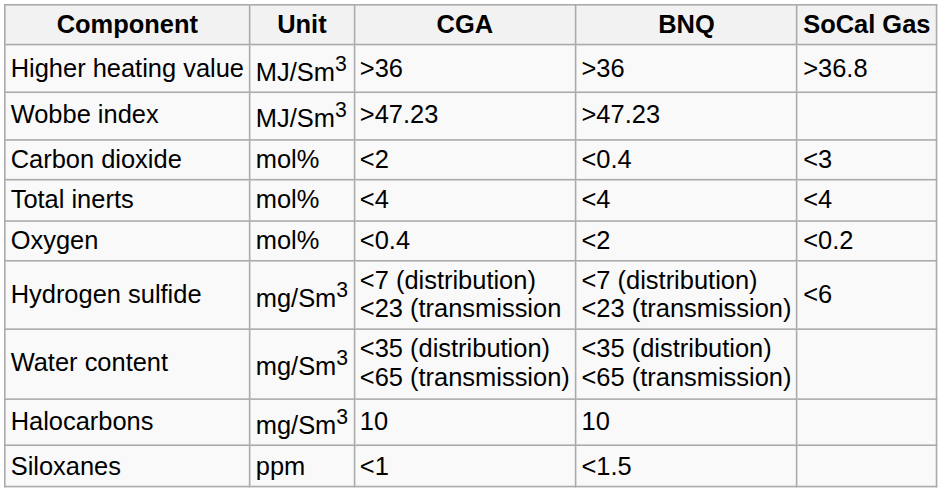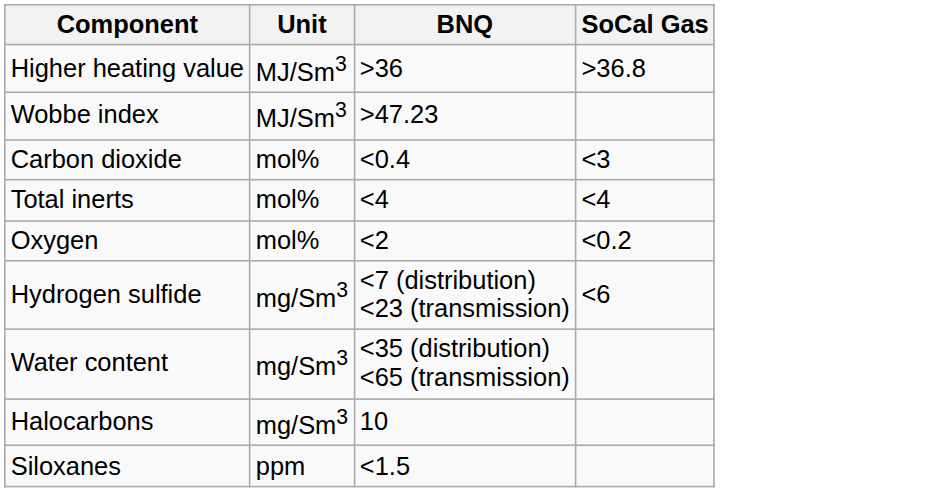- column: (465, 24)
